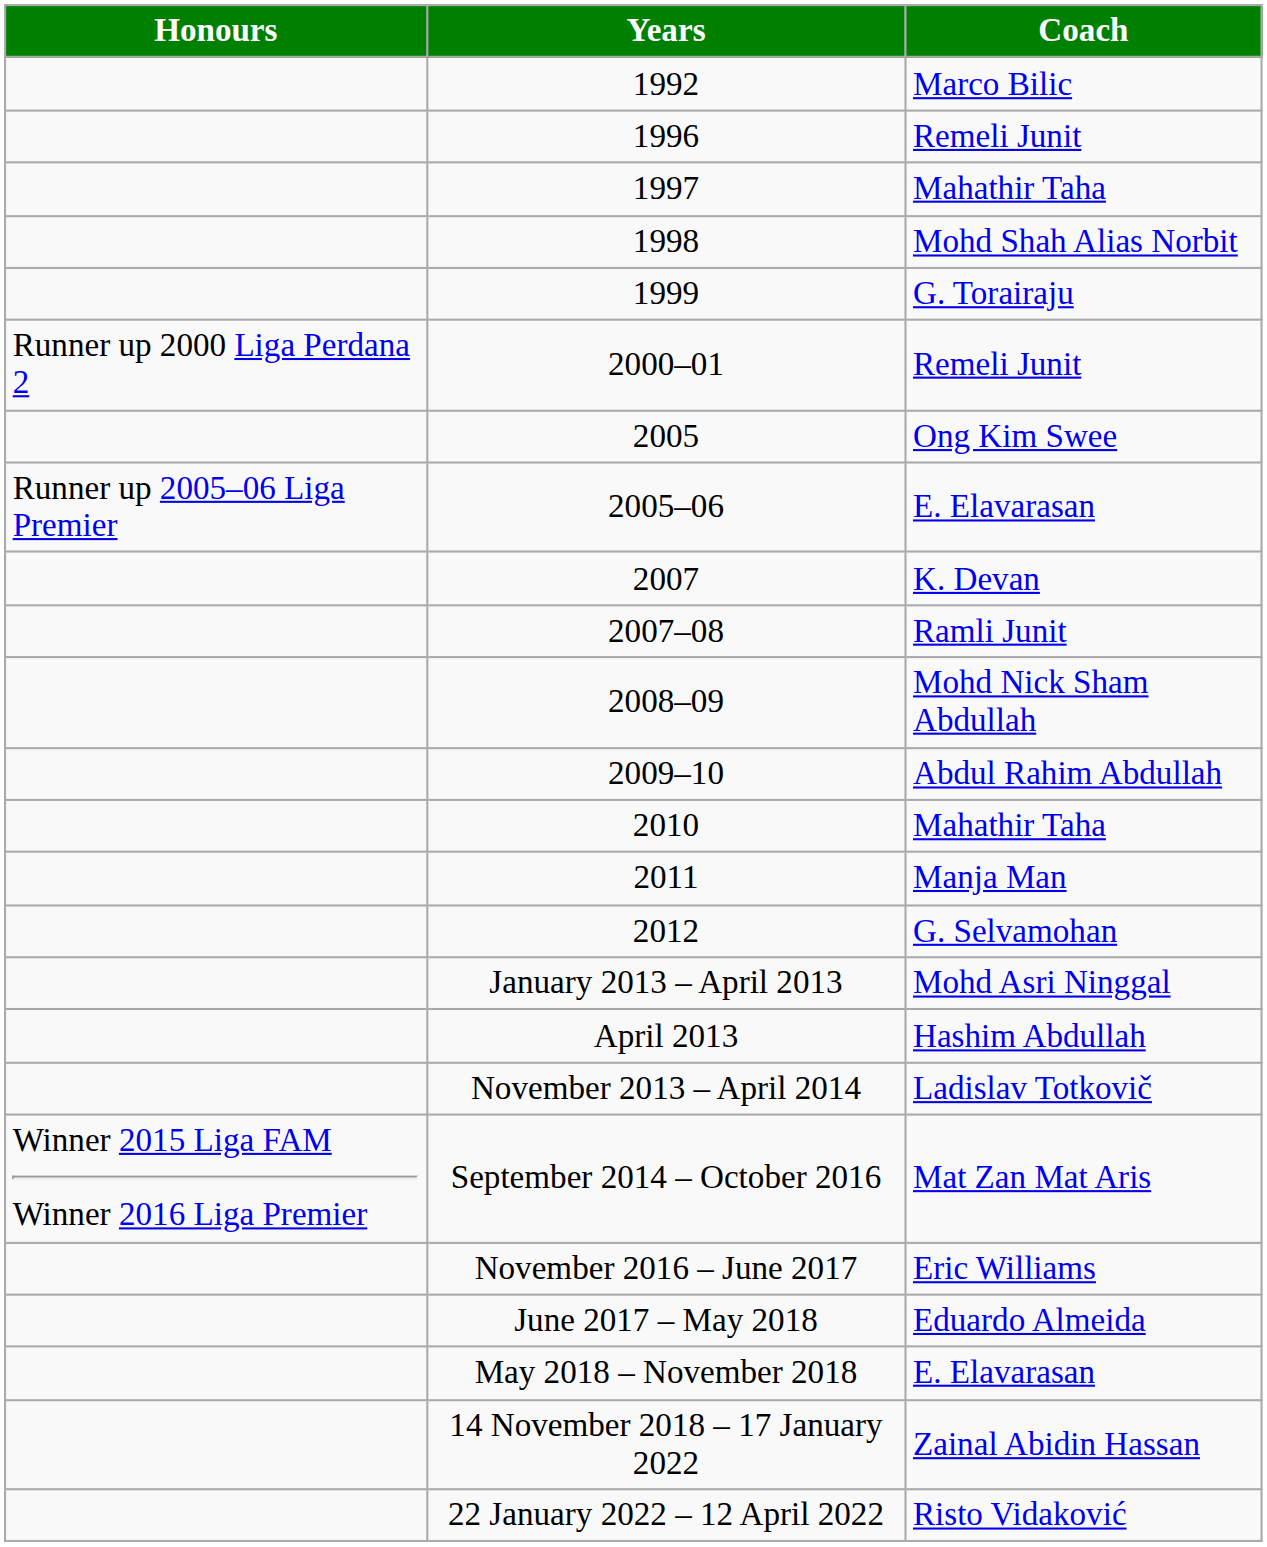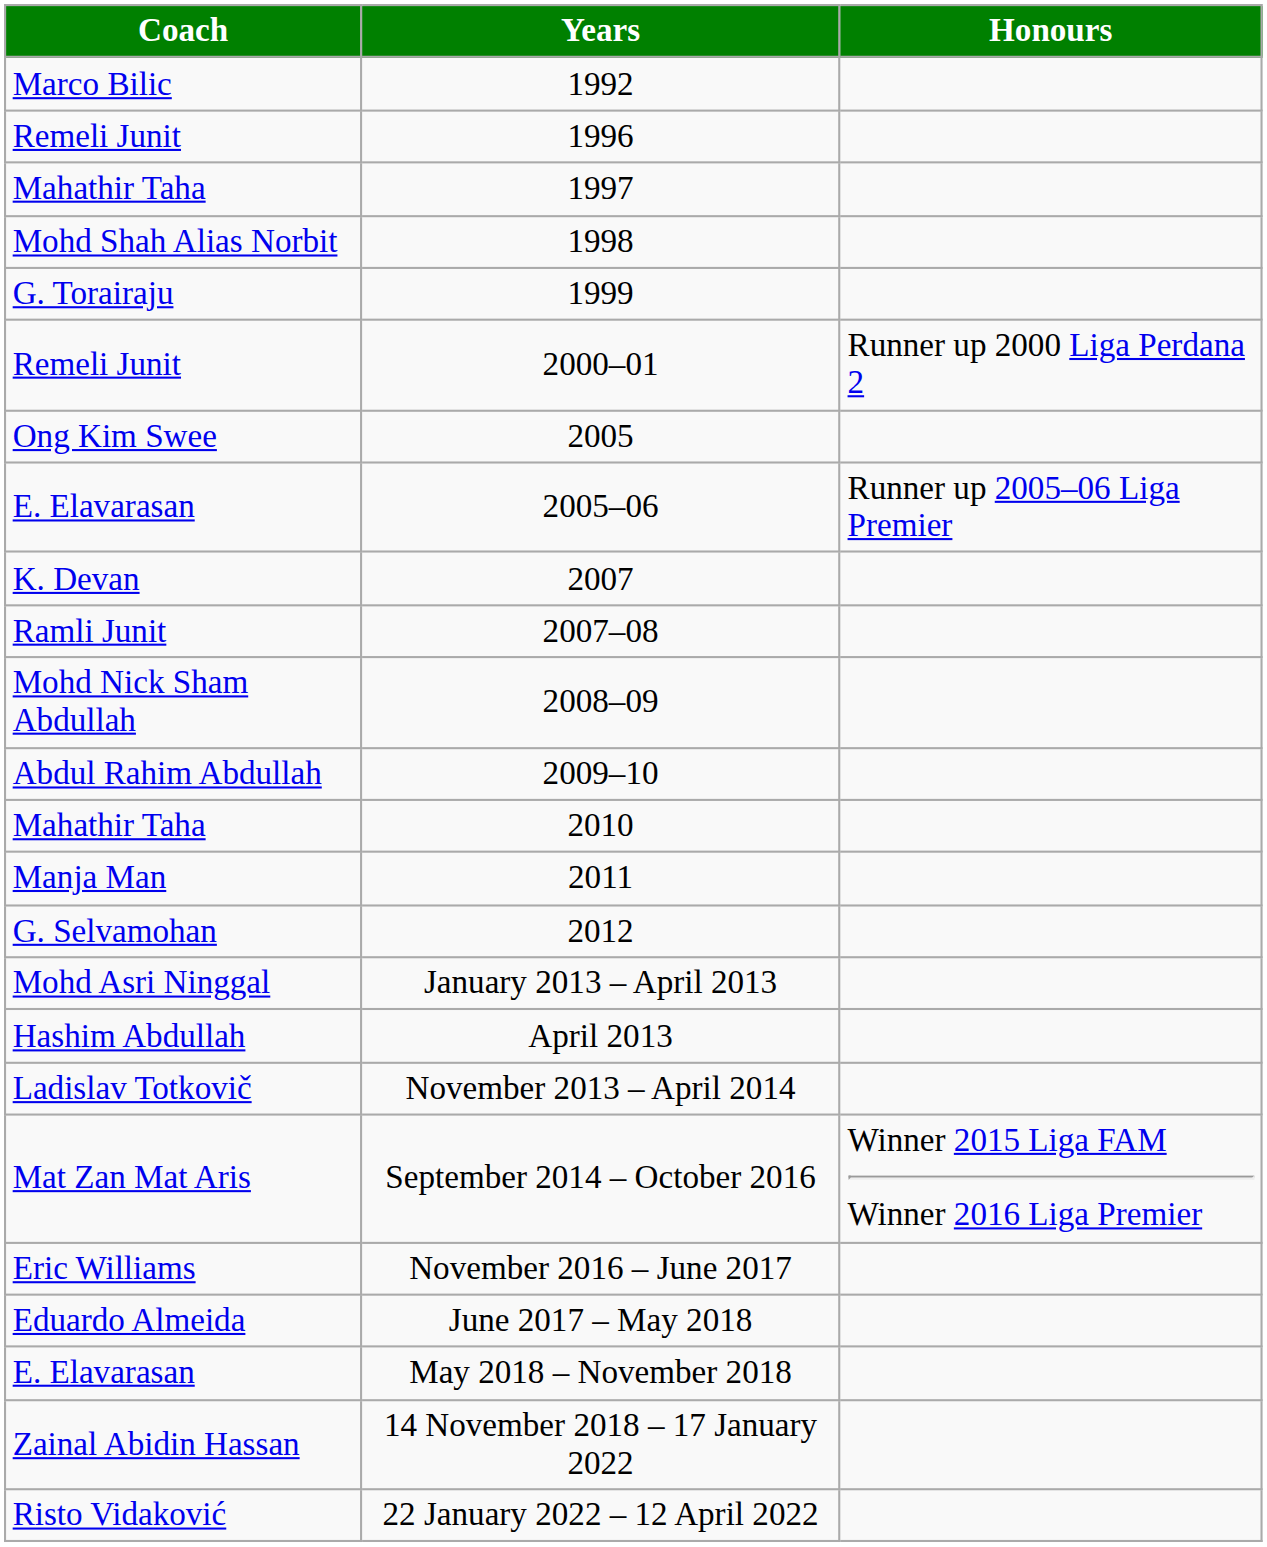columns swapped: (1083, 30) <-> (216, 30)
